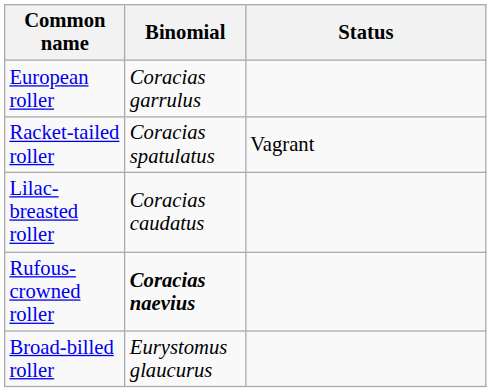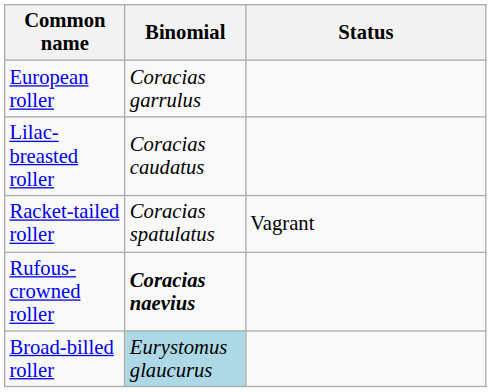rows swapped: (44, 211) <-> (64, 144)
(179, 358) no background -> (179, 358) lightblue background
